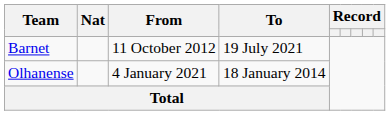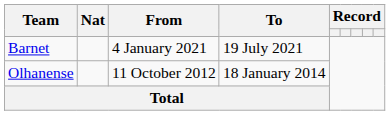(164, 48) 11 October 2012 -> (159, 48) 4 January 2021
(159, 73) 4 January 2021 -> (164, 73) 11 October 2012
